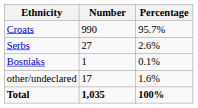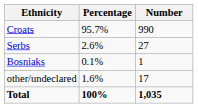columns swapped: (107, 12) <-> (164, 12)
